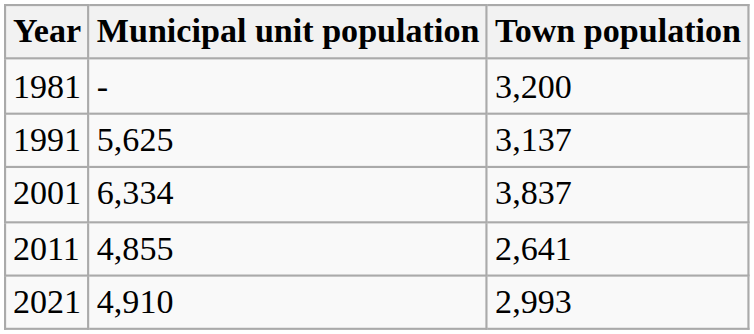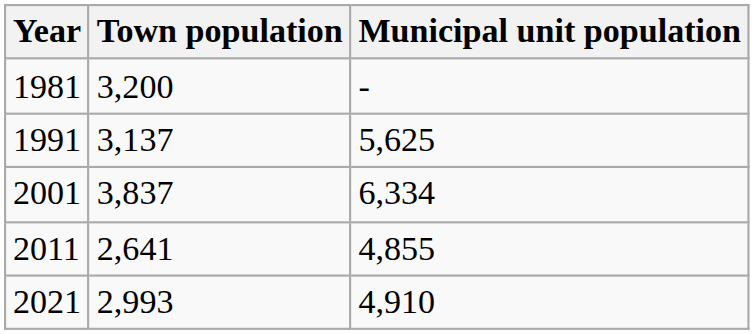columns swapped: (618, 31) <-> (288, 31)
